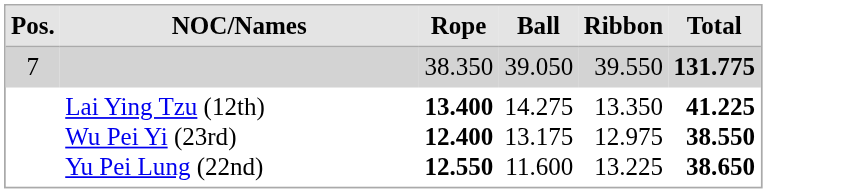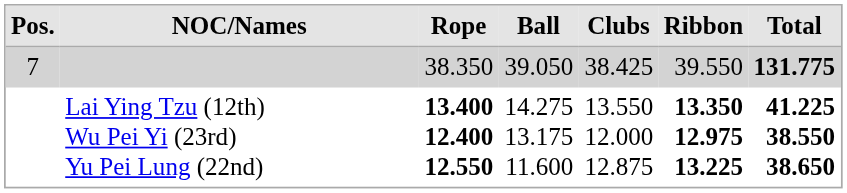+ column: (619, 25)
(629, 136) normal -> (709, 136) bold
